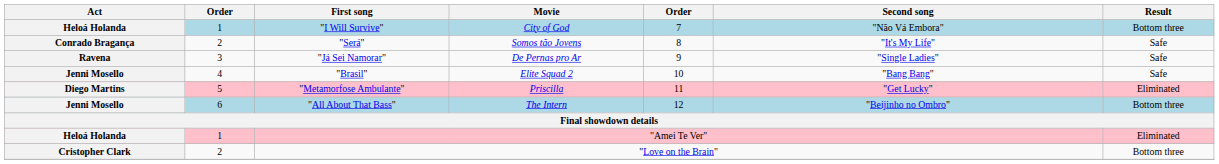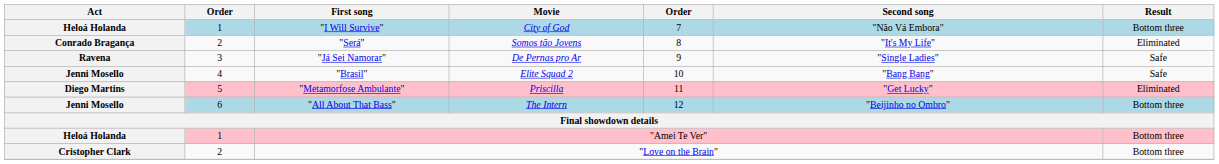(1158, 43) Safe -> (1158, 43) Eliminated
(1158, 136) Eliminated -> (1158, 136) Bottom three
